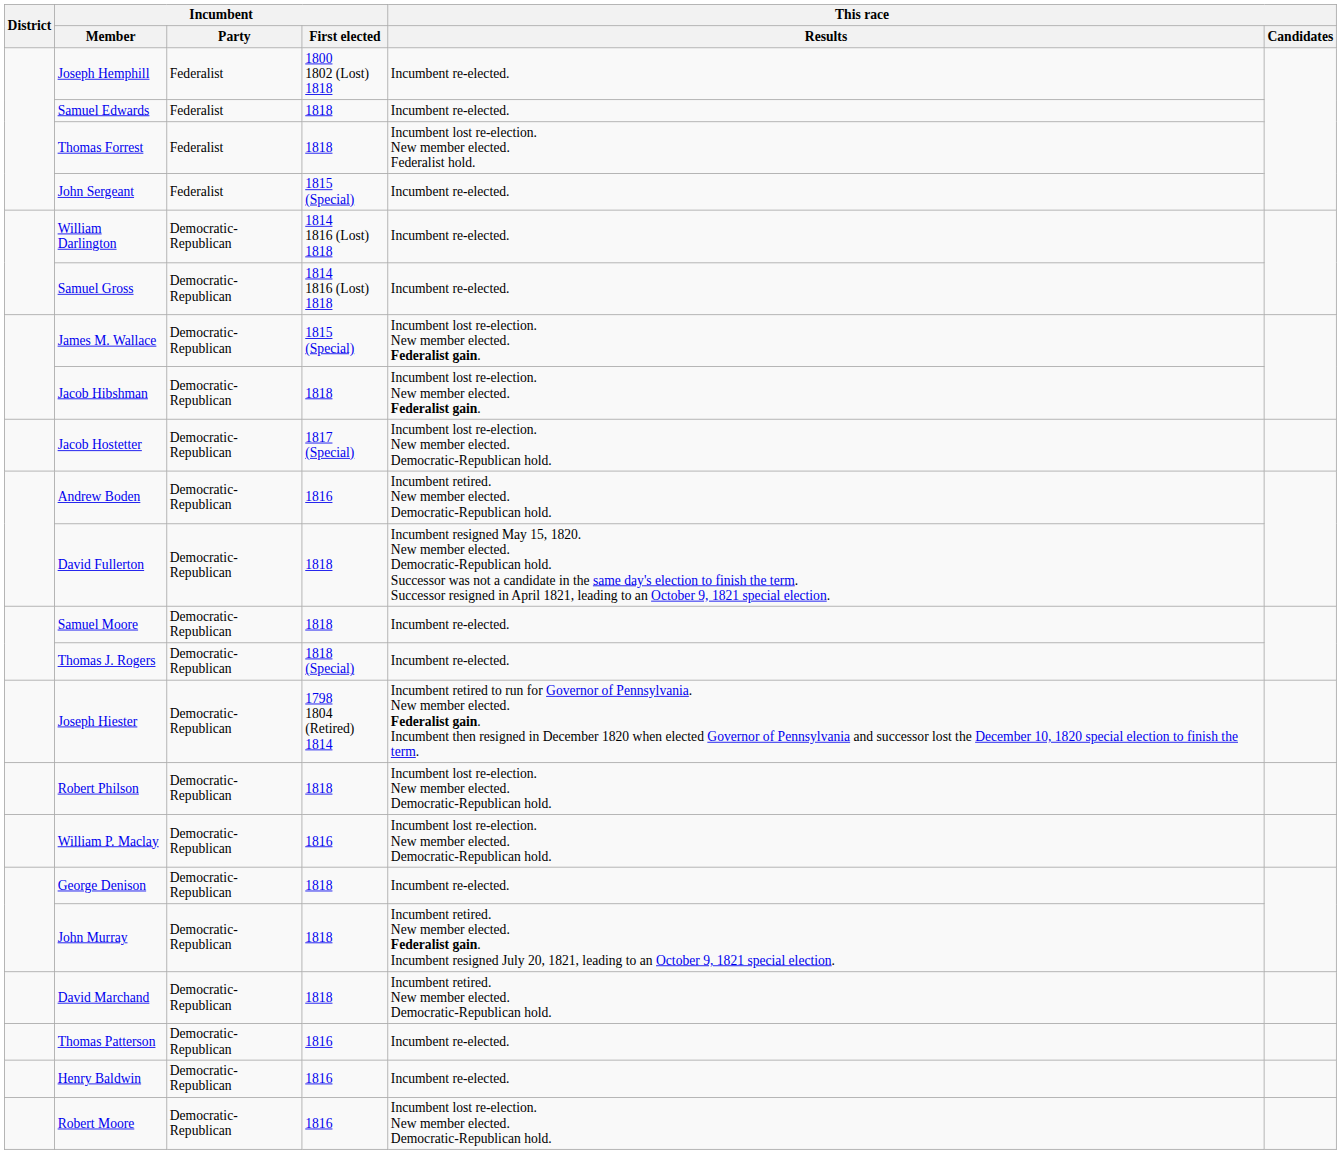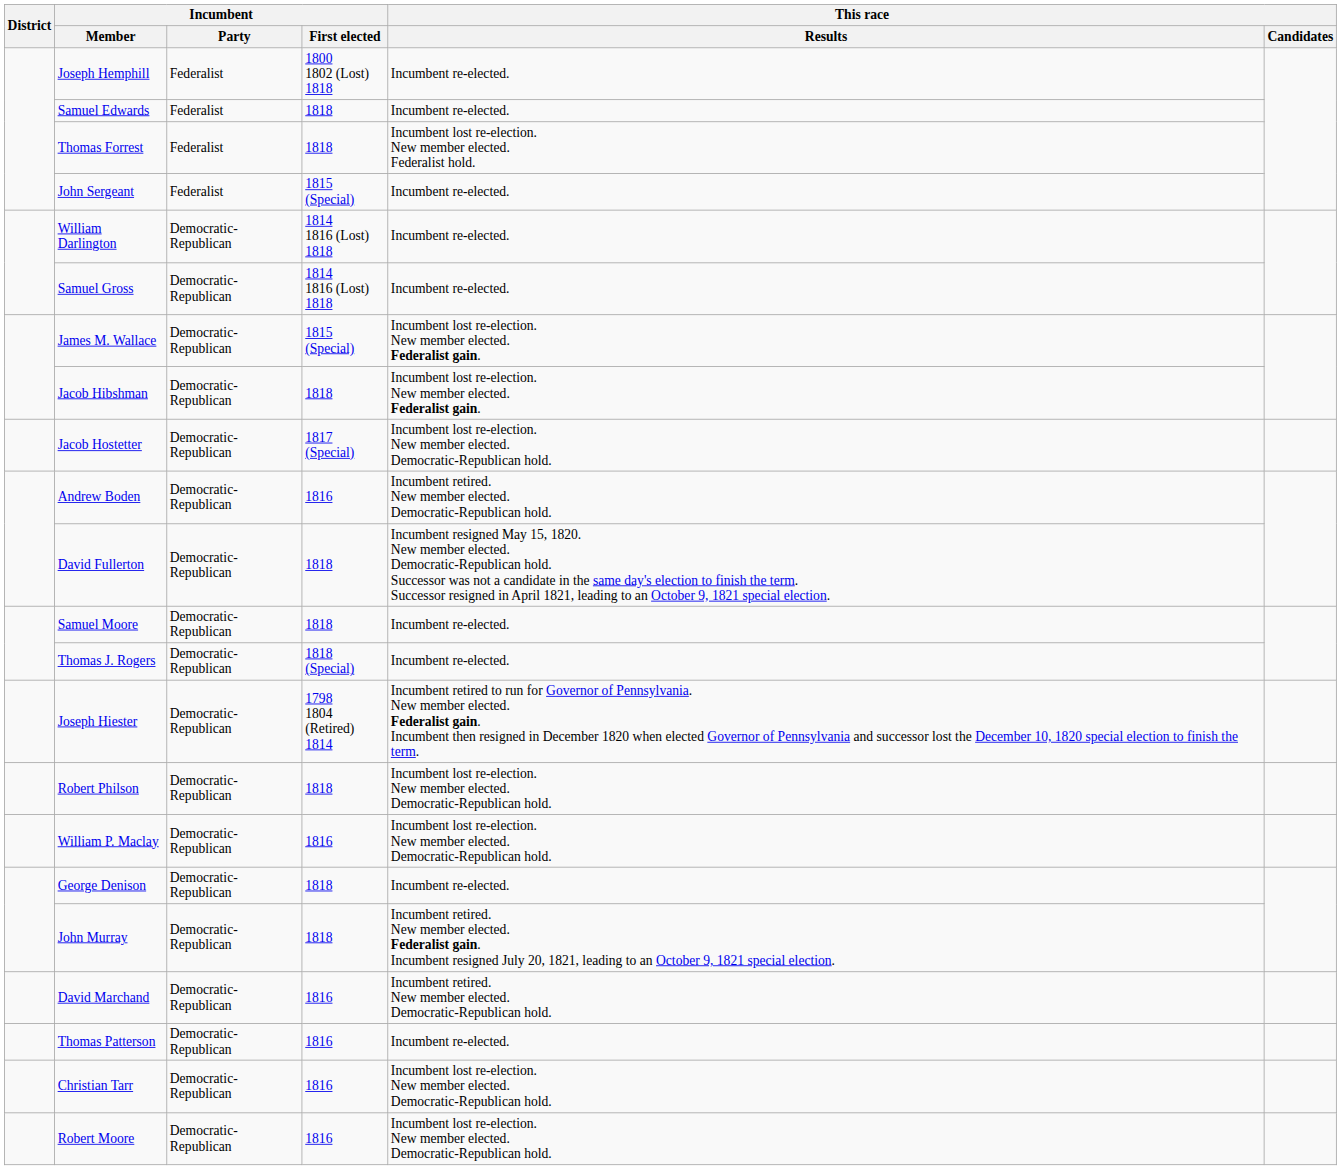(319, 997) 1818 -> (319, 997) 1816
+ row: (95, 1086)
- row: (99, 1078)
